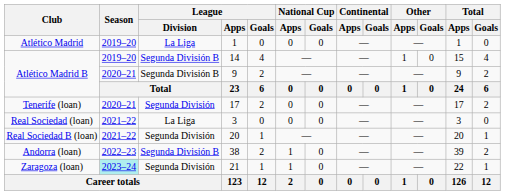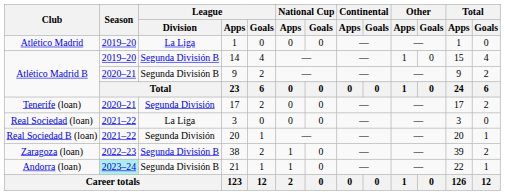(52, 151) Andorra (loan) -> (52, 151) Zaragoza (loan)
(52, 167) Zaragoza (loan) -> (52, 167) Andorra (loan)
(180, 167) Segunda División -> (180, 167) Segunda División B
